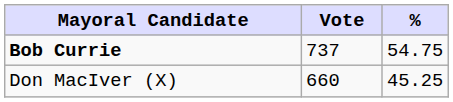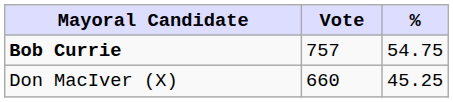(323, 50) 737 -> (323, 50) 757
